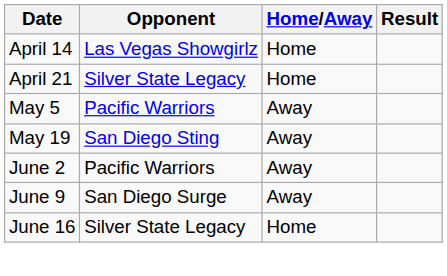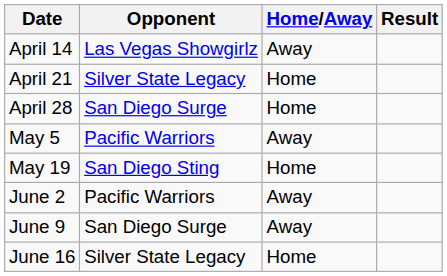(292, 49) Home -> (289, 49) Away
+ row: (41, 108)
(289, 138) Away -> (292, 167) Home
